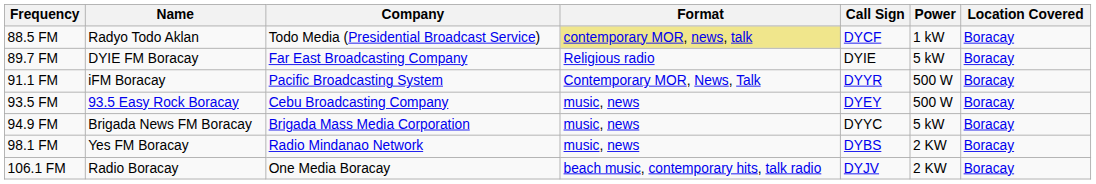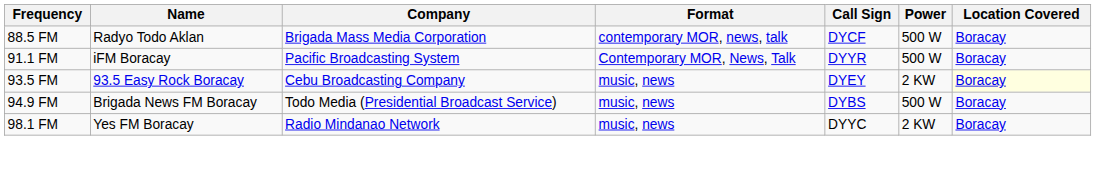(404, 37) Todo Media (Presidential Broadcast Service) -> (386, 37) Brigada Mass Media Corporation
(658, 37) khaki background -> (693, 37) no background
(929, 37) 1 kW -> (922, 37) 500 W
- row: (33, 59)
(933, 102) 500 W -> (919, 80) 2 KW
(989, 102) no background -> (981, 80) lightyellow background
(369, 124) Brigada Mass Media Corporation -> (421, 102) Todo Media (Presidential Broadcast Service)
(863, 124) DYYC -> (847, 102) DYBS
(929, 124) 5 kW -> (922, 102) 500 W
(863, 146) DYBS -> (847, 124) DYYC
- row: (37, 168)
